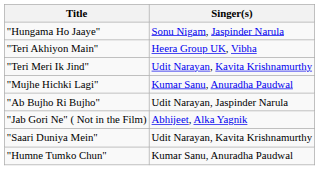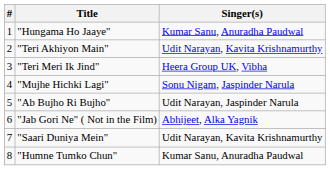+ column: (10, 13)
(218, 31) Sonu Nigam, Jaspinder Narula -> (233, 31) Kumar Sanu, Anuradha Paudwal
(204, 49) Heera Group UK, Vibha -> (242, 49) Udit Narayan, Kavita Krishnamurthy
(232, 66) Udit Narayan, Kavita Krishnamurthy -> (215, 66) Heera Group UK, Vibha
(222, 84) Kumar Sanu, Anuradha Paudwal -> (228, 84) Sonu Nigam, Jaspinder Narula
